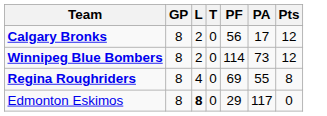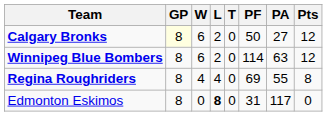+ column: (201, 15)
(179, 36) no background -> (179, 36) lightyellow background
(234, 36) 56 -> (253, 36) 50
(262, 36) 17 -> (281, 36) 27
(262, 57) 73 -> (281, 57) 63
(234, 100) 29 -> (253, 100) 31
